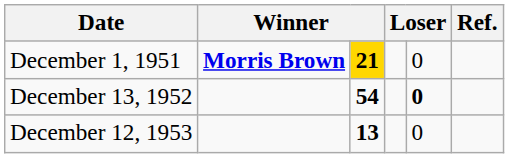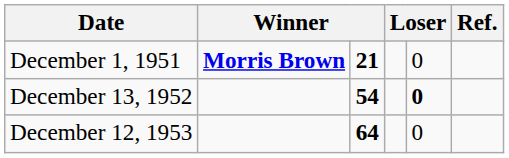(367, 59) gold background -> (367, 59) no background
(367, 133) 13 -> (367, 133) 64
